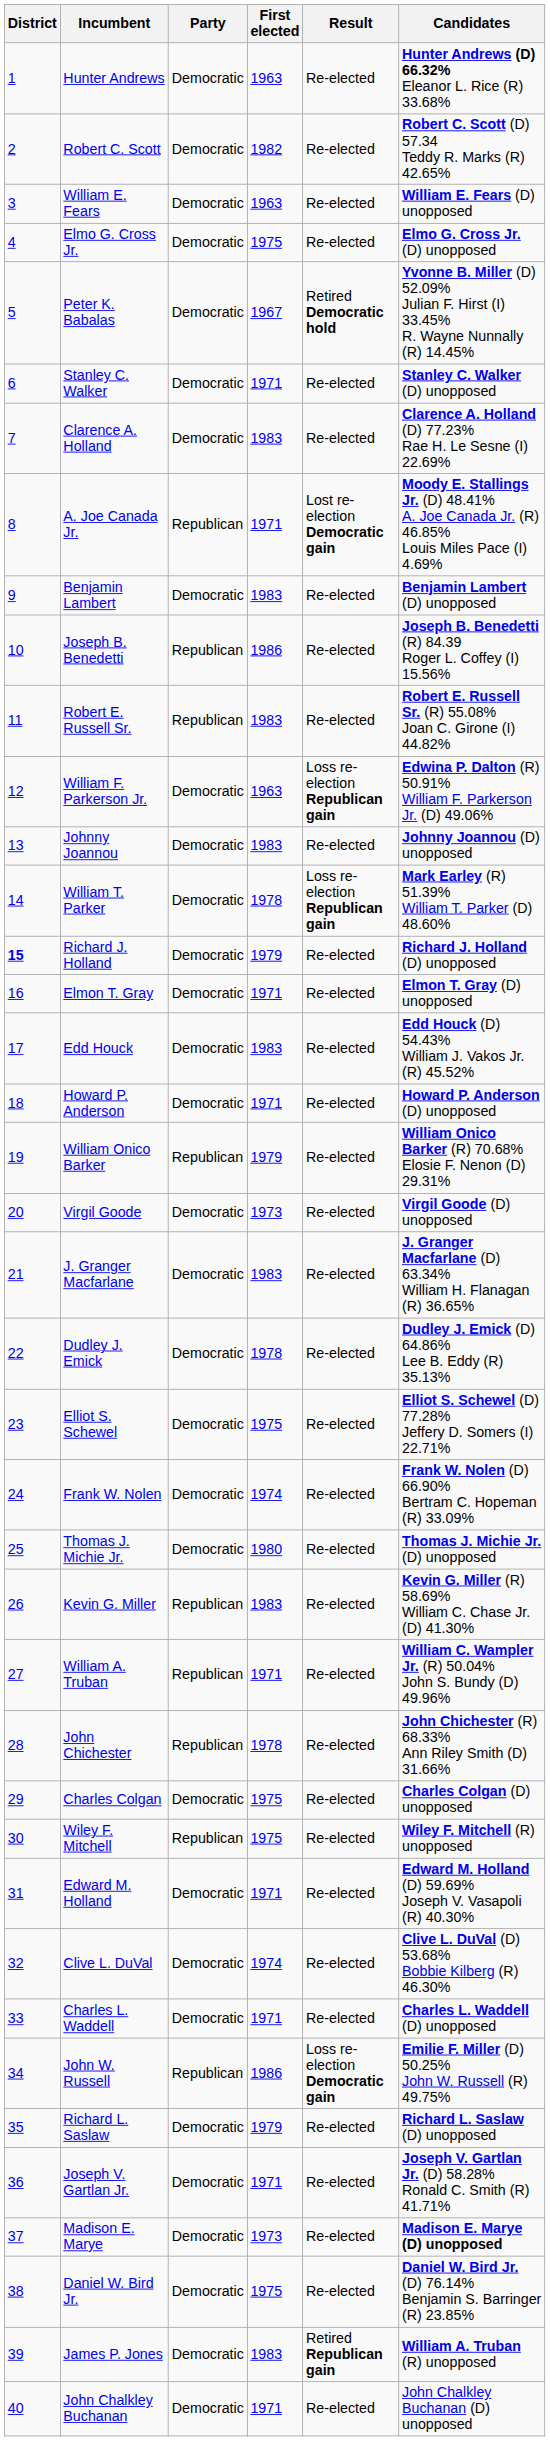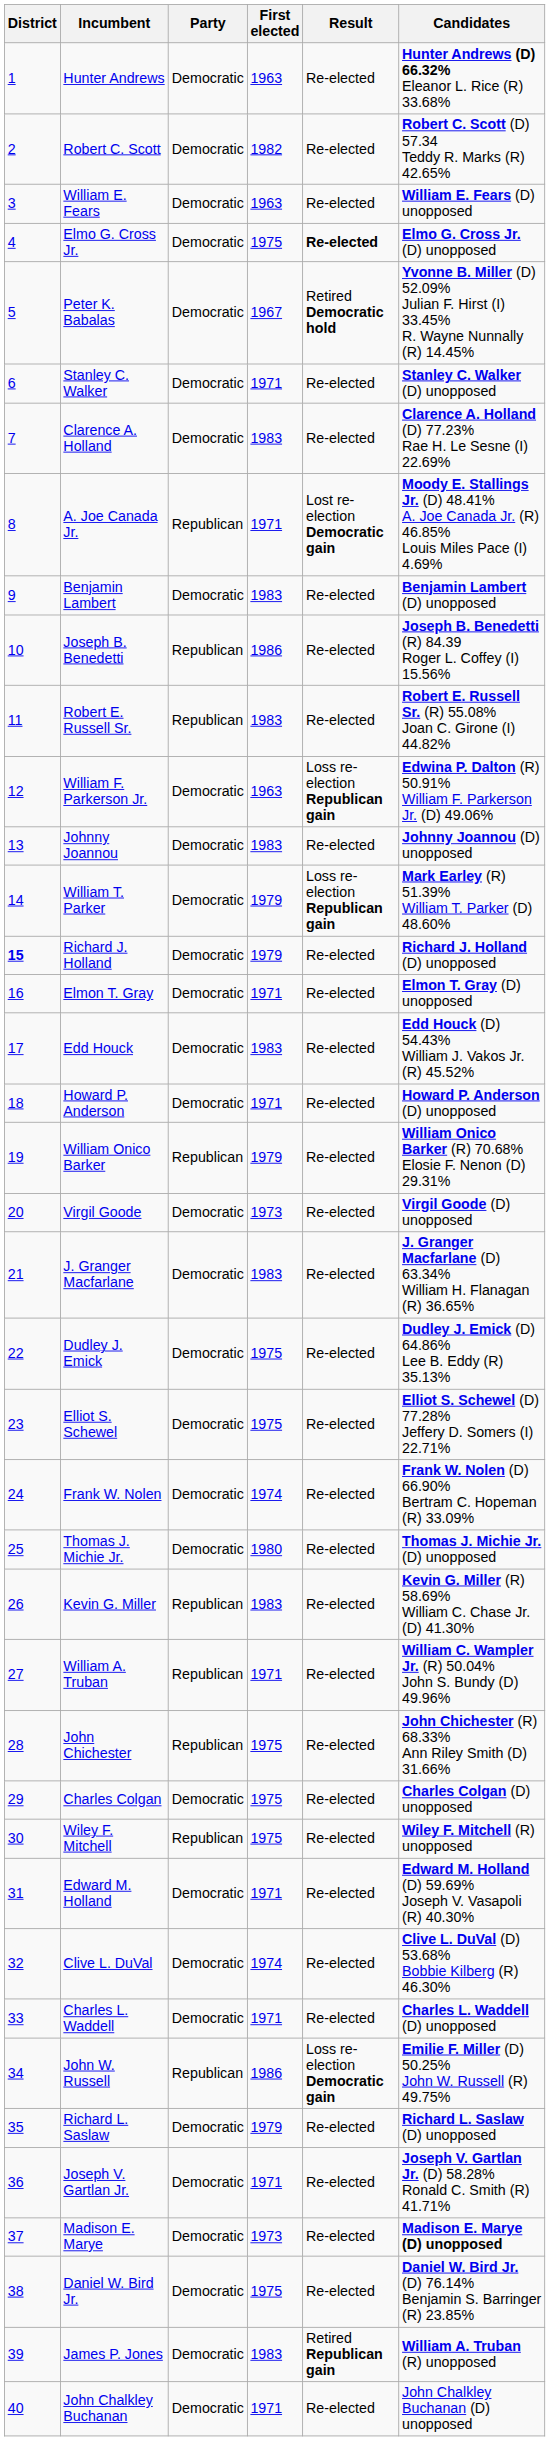(340, 242) normal -> (342, 242) bold
(266, 900) 1978 -> (266, 900) 1979
(266, 1353) 1978 -> (266, 1353) 1975
(266, 1745) 1978 -> (266, 1745) 1975
